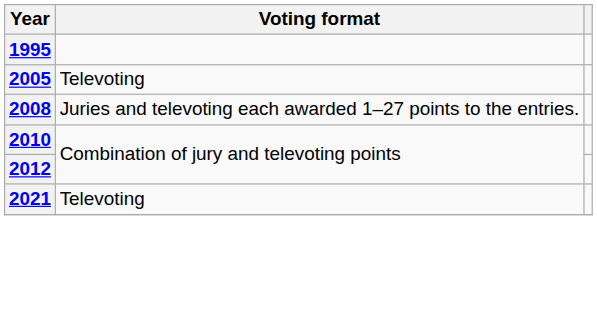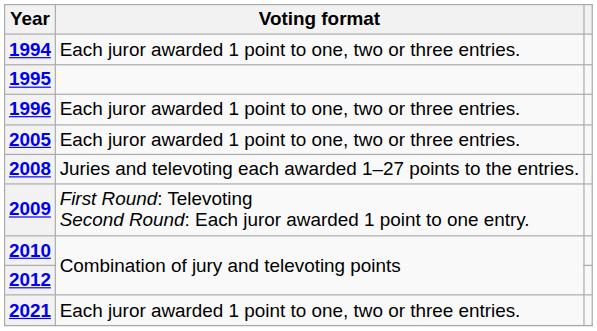+ row: (30, 49)
+ row: (30, 109)
(102, 79) Televoting -> (290, 139) Each juror awarded 1 point to one, two or three entries.
+ row: (30, 209)
(102, 199) Televoting -> (290, 310) Each juror awarded 1 point to one, two or three entries.
